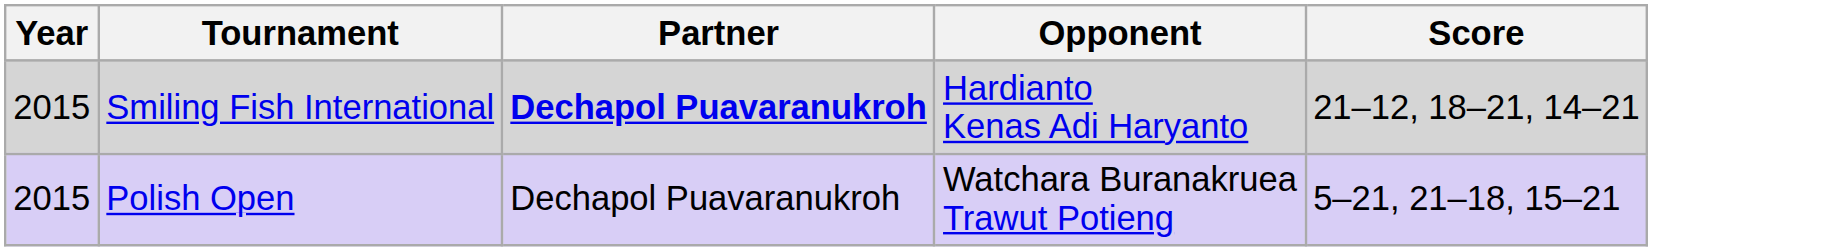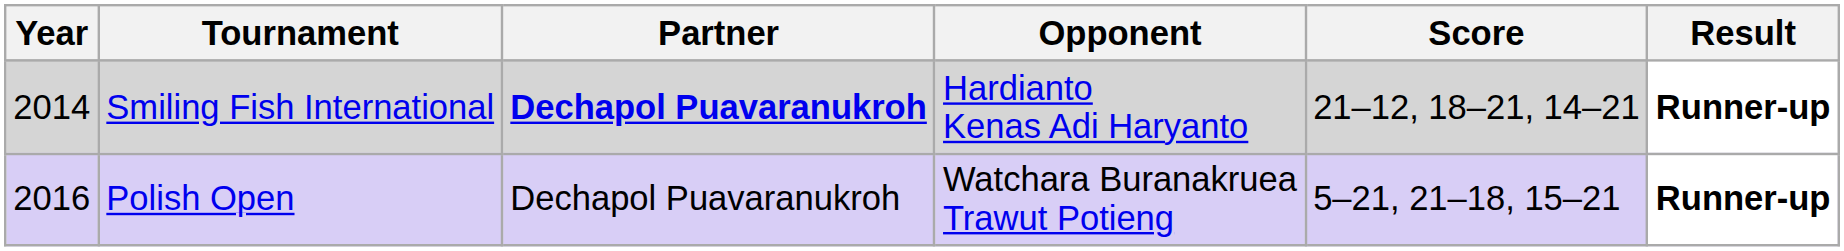+ column: (1743, 33)
(52, 107) 2015 -> (52, 107) 2014
(52, 200) 2015 -> (52, 200) 2016
